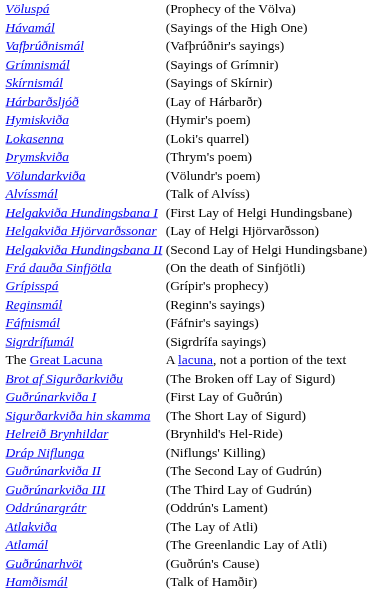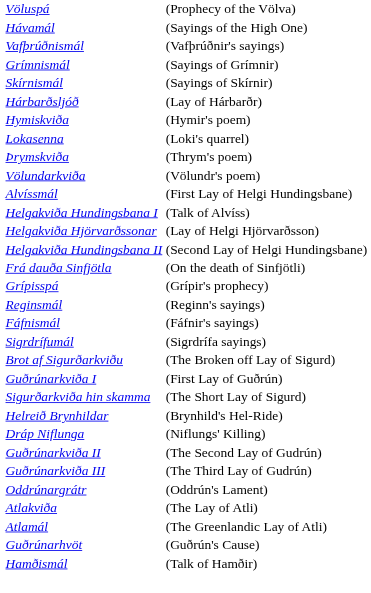(208, 193) (Talk of Alvíss) -> (259, 193) (First Lay of Helgi Hundingsbane)
(259, 212) (First Lay of Helgi Hundingsbane) -> (208, 212) (Talk of Alvíss)
- row: (54, 360)
